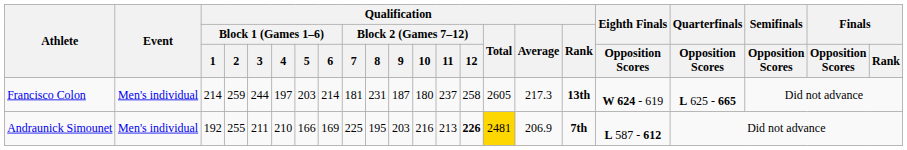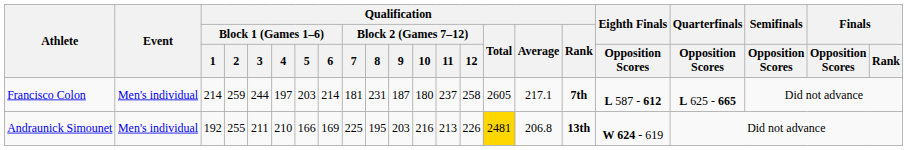(539, 95) 217.3 -> (539, 95) 217.1
(579, 95) 13th -> (579, 95) 7th
(633, 102) W 624 - 619 -> (633, 102) L 587 - 612
(471, 128) bold -> (471, 128) normal
(539, 128) 206.9 -> (539, 128) 206.8
(579, 128) 7th -> (579, 128) 13th
(633, 135) L 587 - 612 -> (633, 135) W 624 - 619
